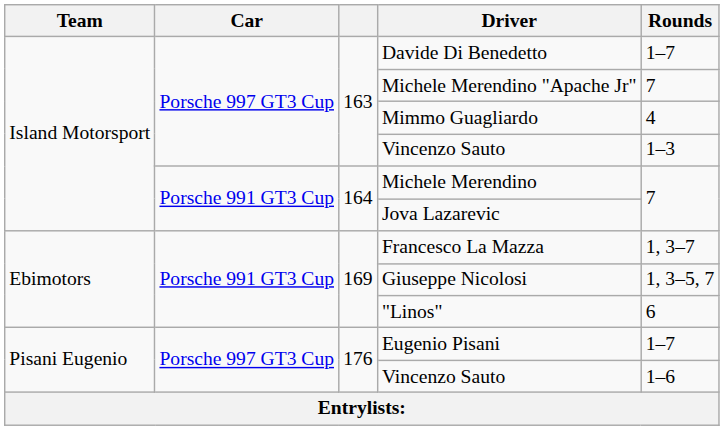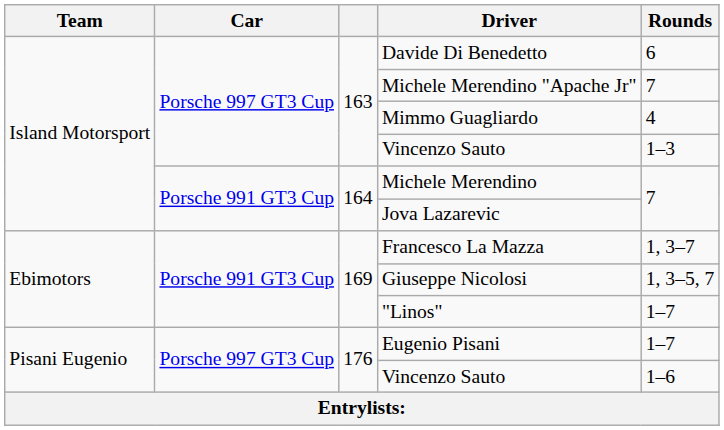(660, 52) 1–7 -> (651, 52) 6
(651, 311) 6 -> (660, 311) 1–7
